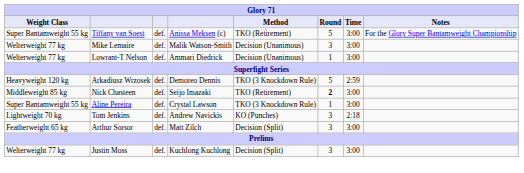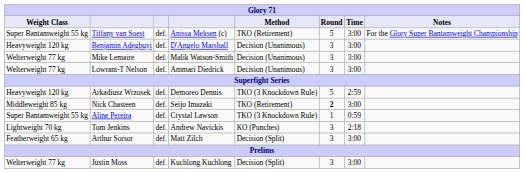+ row: (122, 45)
(330, 57) 1 -> (332, 69) 3
(353, 104) 3:00 -> (354, 116) 0:59
